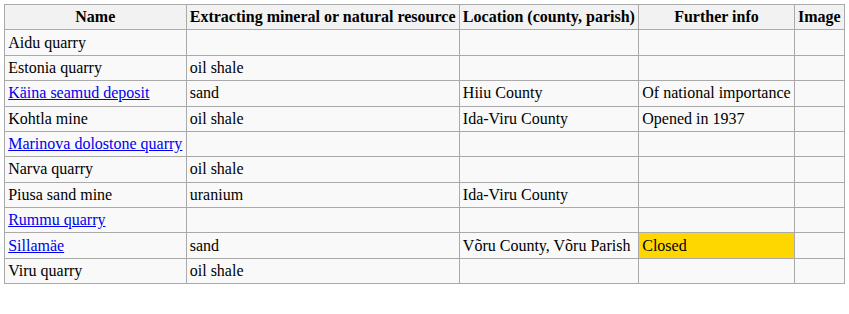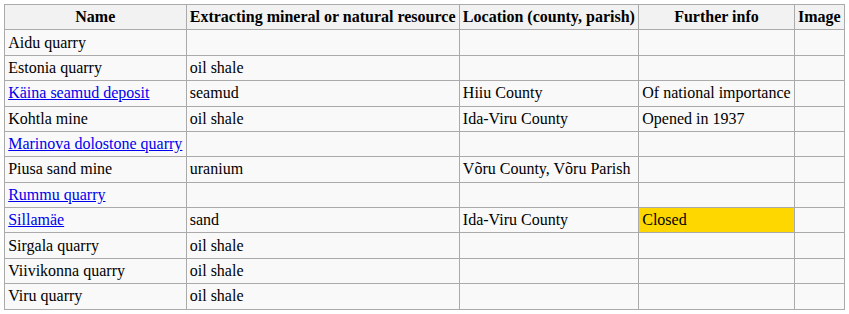(204, 93) sand -> (214, 93) seamud
- row: (51, 169)
(515, 194) Ida-Viru County -> (547, 169) Võru County, Võru Parish
(547, 245) Võru County, Võru Parish -> (515, 220) Ida-Viru County
+ row: (54, 245)
+ row: (67, 270)
